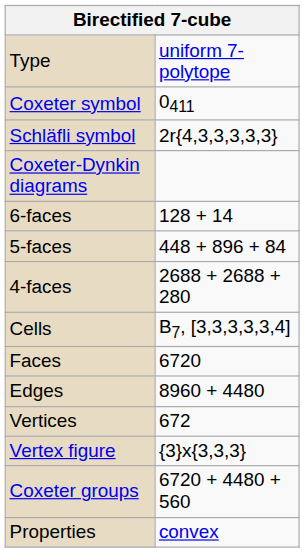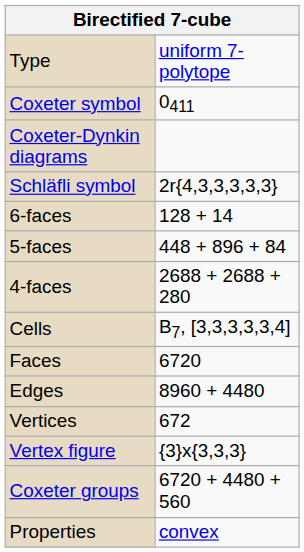rows swapped: (73, 135) <-> (75, 175)
